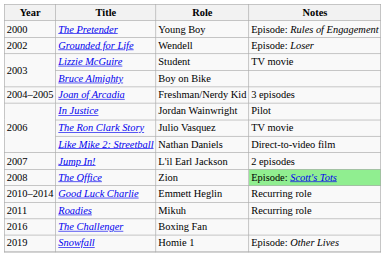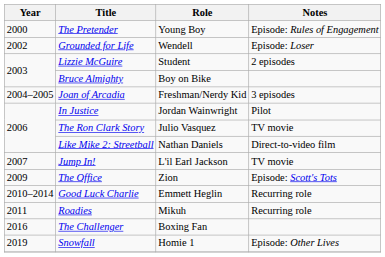(272, 62) TV movie -> (273, 62) 2 episodes
(273, 161) 2 episodes -> (272, 161) TV movie
(17, 177) 2008 -> (17, 177) 2009
(294, 177) lightgreen background -> (294, 177) no background
